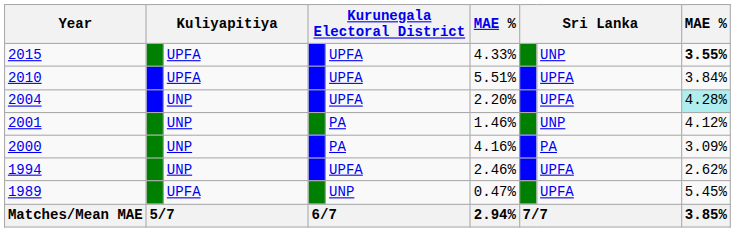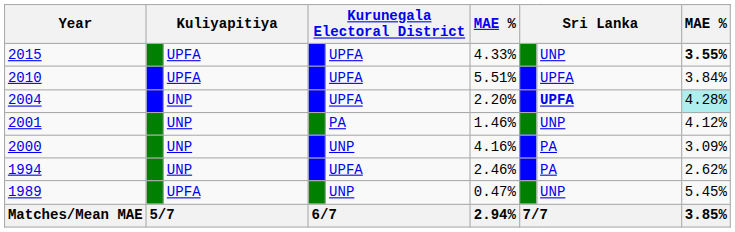(557, 101) normal -> (557, 101) bold
(337, 147) PA -> (342, 147) UNP
(557, 169) UPFA -> (549, 169) PA
(557, 192) UPFA -> (553, 192) UNP
